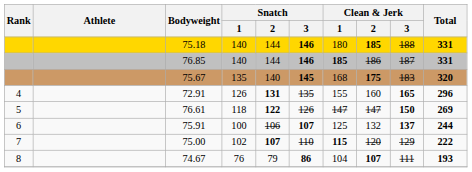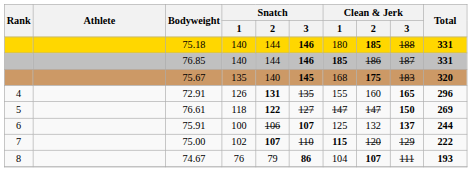(306, 110) 126 -> (306, 110) 127
